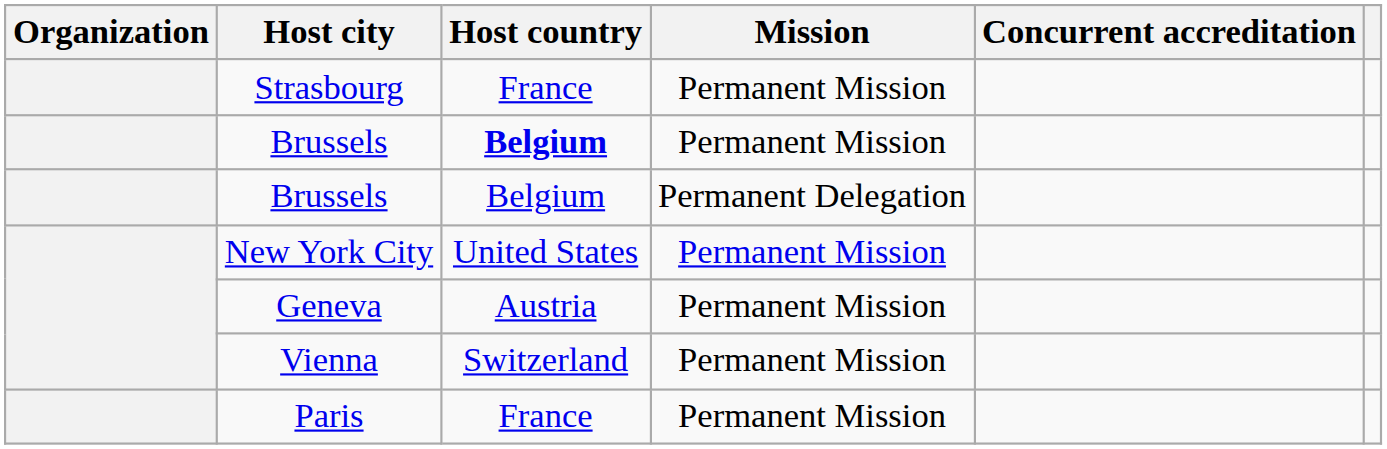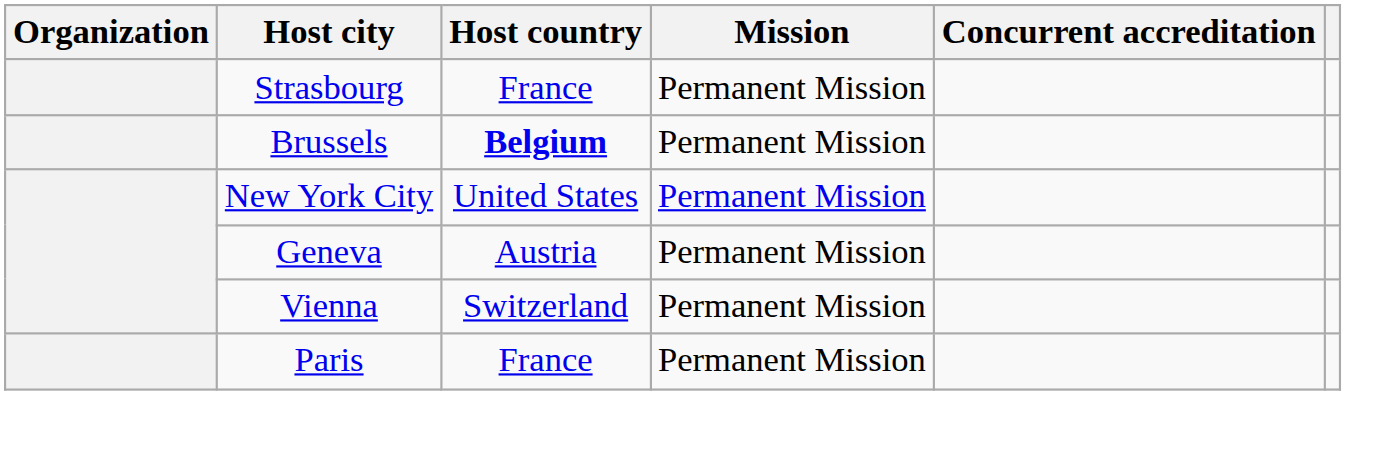- row: (329, 196)
